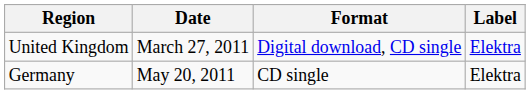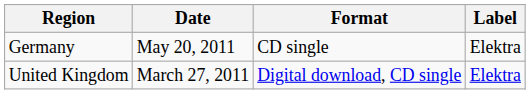rows swapped: (69, 46) <-> (42, 74)
